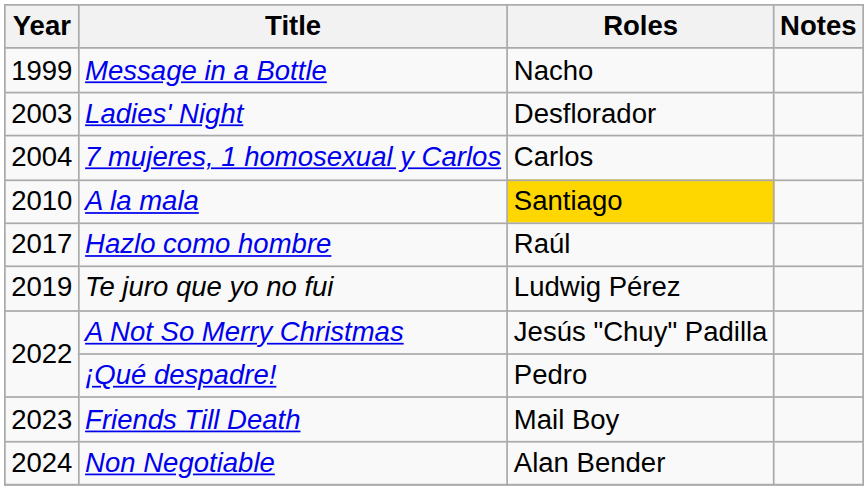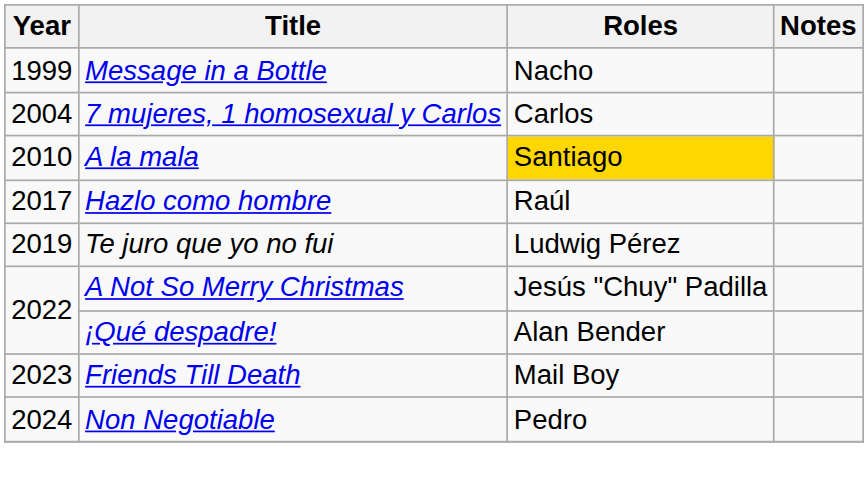- row: (164, 113)
(551, 375) Pedro -> (590, 331) Alan Bender
(590, 462) Alan Bender -> (551, 419) Pedro
